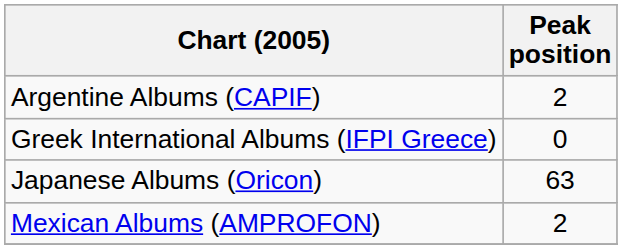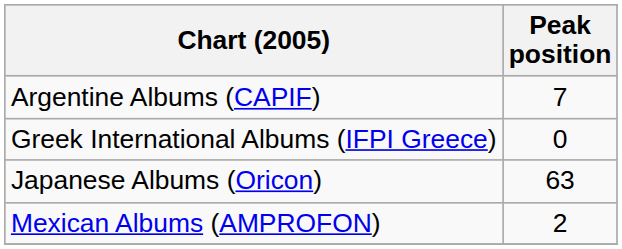(560, 97) 2 -> (560, 97) 7
